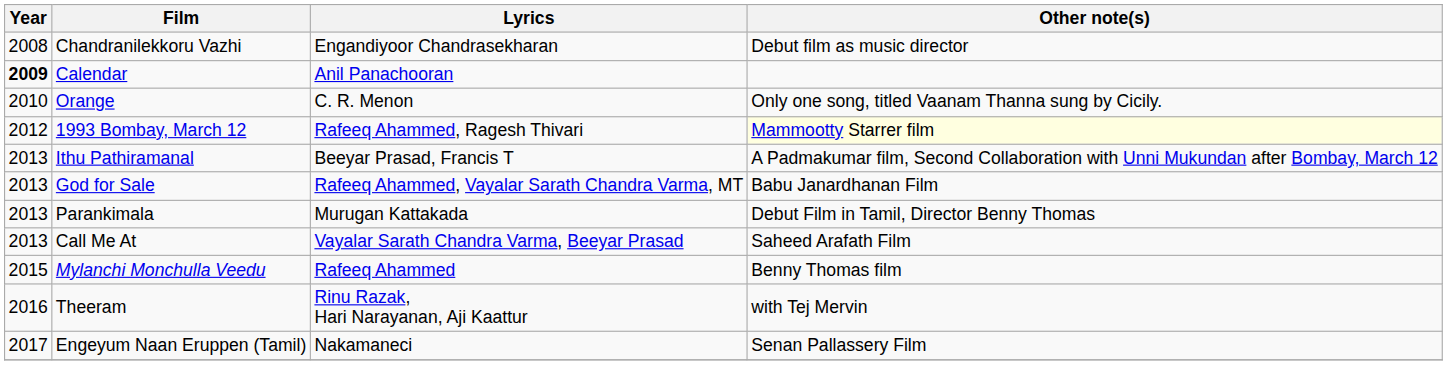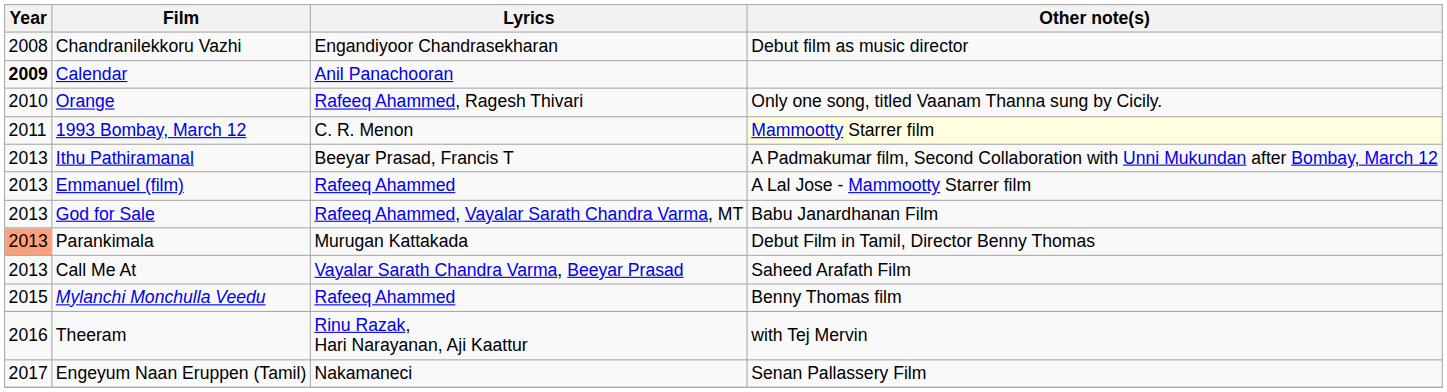(364, 102) C. R. Menon -> (449, 102) Rafeeq Ahammed, Ragesh Thivari
(28, 130) 2012 -> (28, 130) 2011
(449, 130) Rafeeq Ahammed, Ragesh Thivari -> (364, 130) C. R. Menon
+ row: (120, 185)
(28, 213) no background -> (28, 241) lightsalmon background
